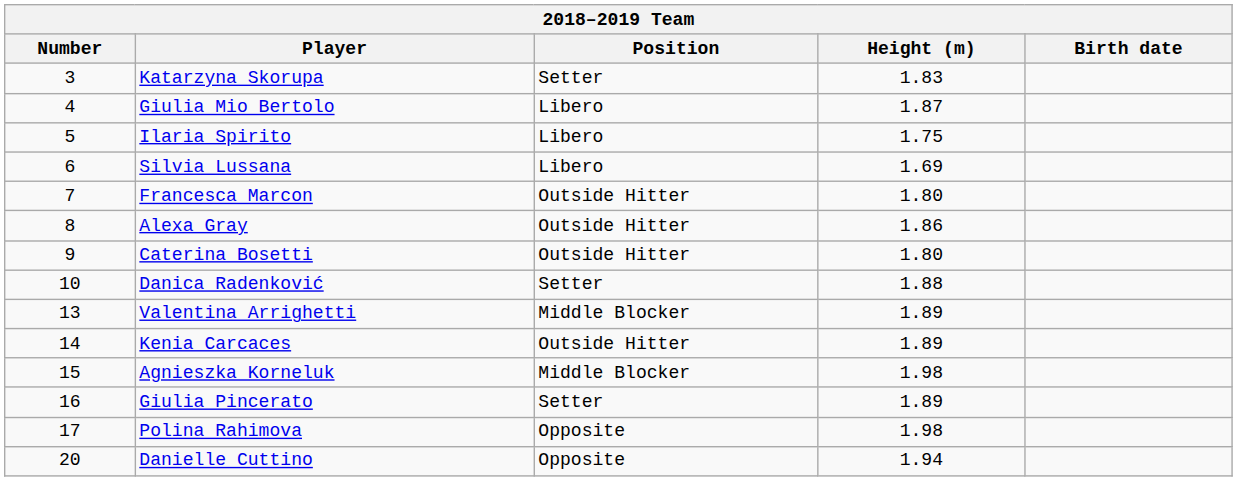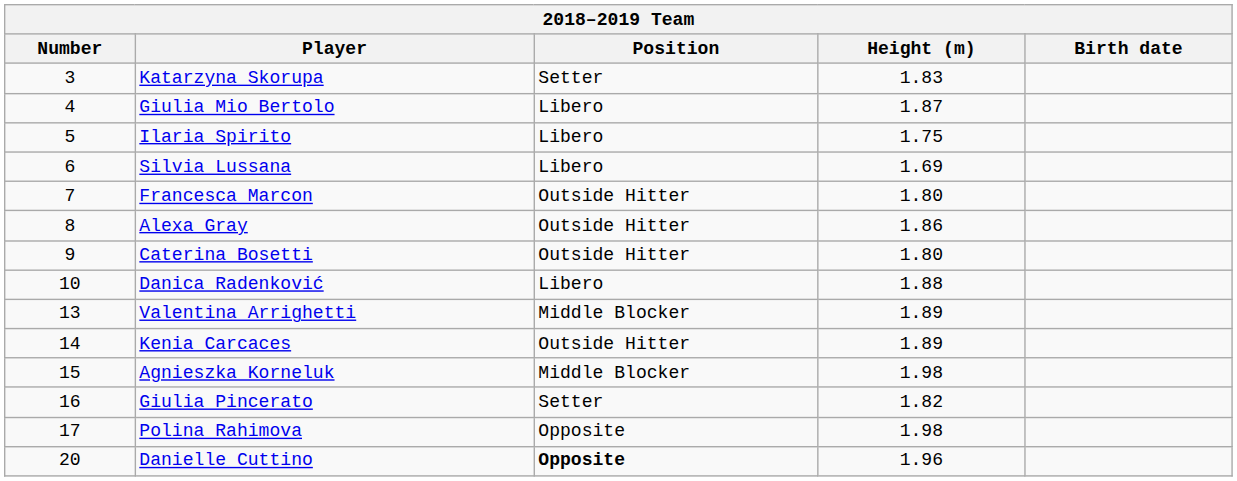(571, 284) Setter -> (571, 284) Libero
(921, 402) 1.89 -> (921, 402) 1.82
(582, 461) normal -> (582, 461) bold
(921, 461) 1.94 -> (921, 461) 1.96
